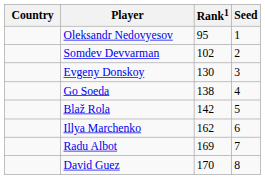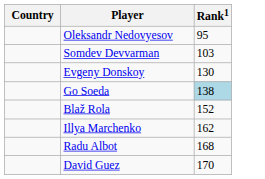- column: (246, 15)
(205, 53) 102 -> (205, 53) 103
(205, 91) no background -> (205, 91) lightblue background
(205, 109) 142 -> (205, 109) 152
(205, 146) 169 -> (205, 146) 168
